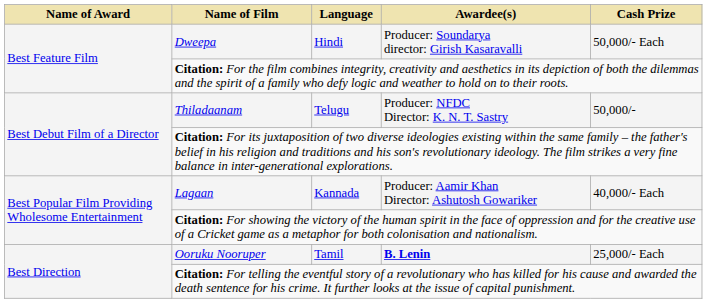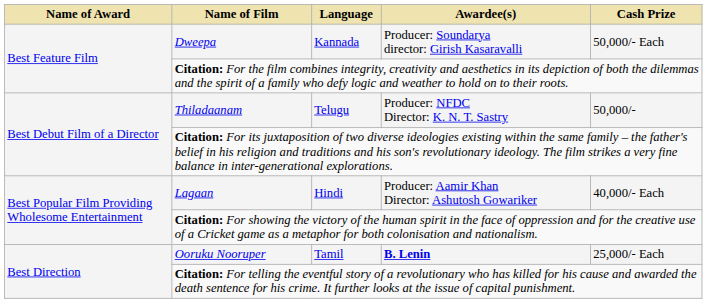(329, 41) Hindi -> (337, 41) Kannada
(337, 192) Kannada -> (329, 192) Hindi
